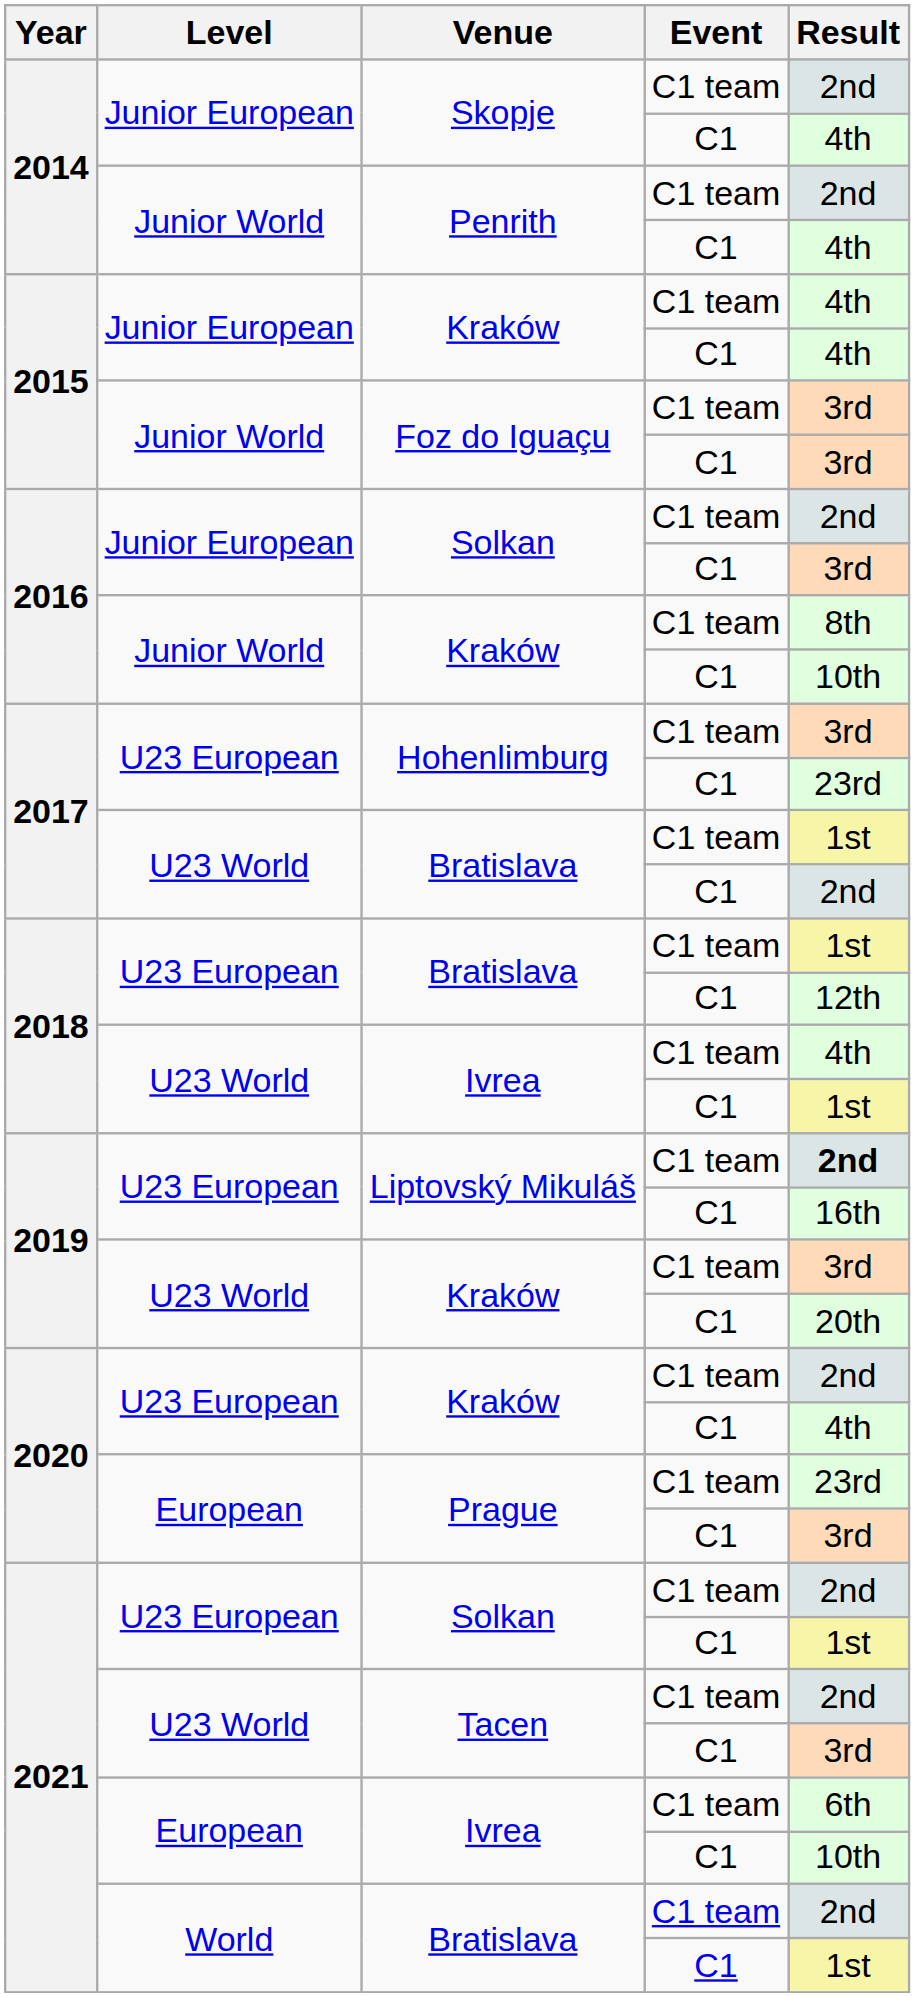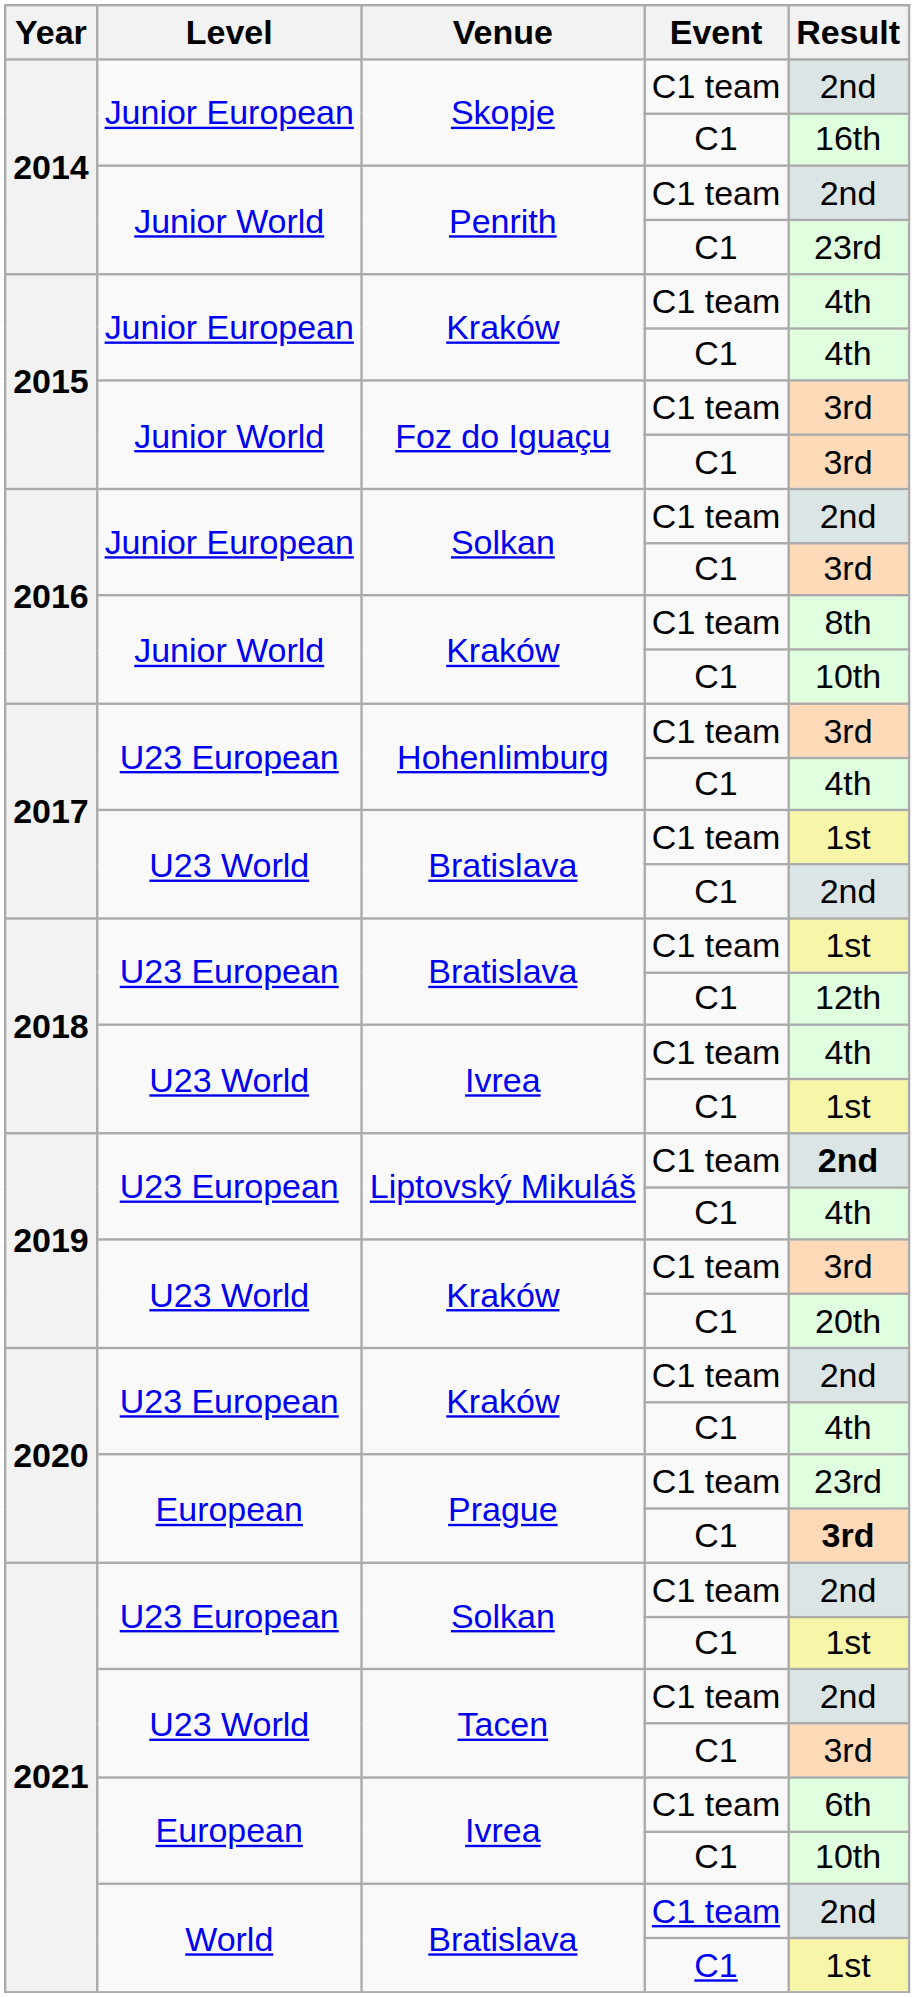(848, 140) 4th -> (848, 140) 16th
(848, 247) 4th -> (848, 247) 23rd
(848, 784) 23rd -> (848, 784) 4th
(848, 1214) 16th -> (848, 1214) 4th
(848, 1536) normal -> (848, 1536) bold
